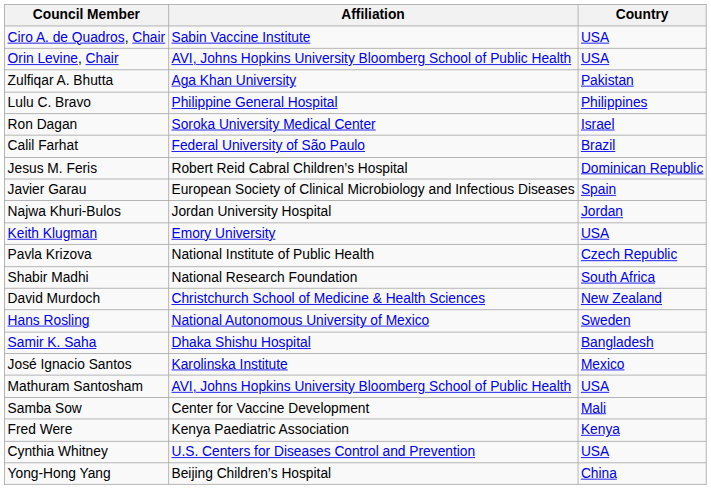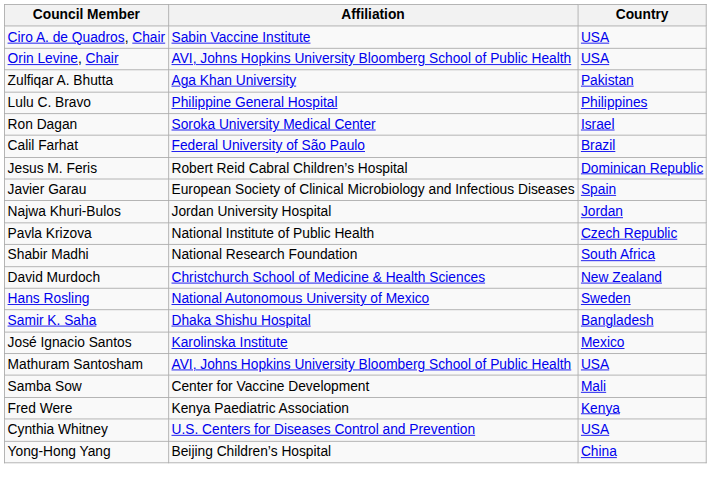- row: (52, 233)
